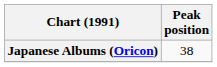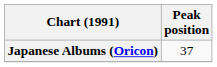(187, 51) 38 -> (187, 51) 37
